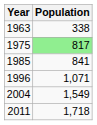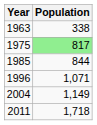(81, 62) 841 -> (81, 62) 844
(76, 95) 1,549 -> (76, 95) 1,149
